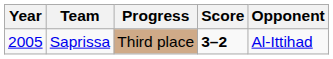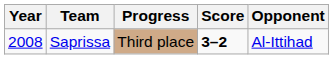(25, 41) 2005 -> (25, 41) 2008
